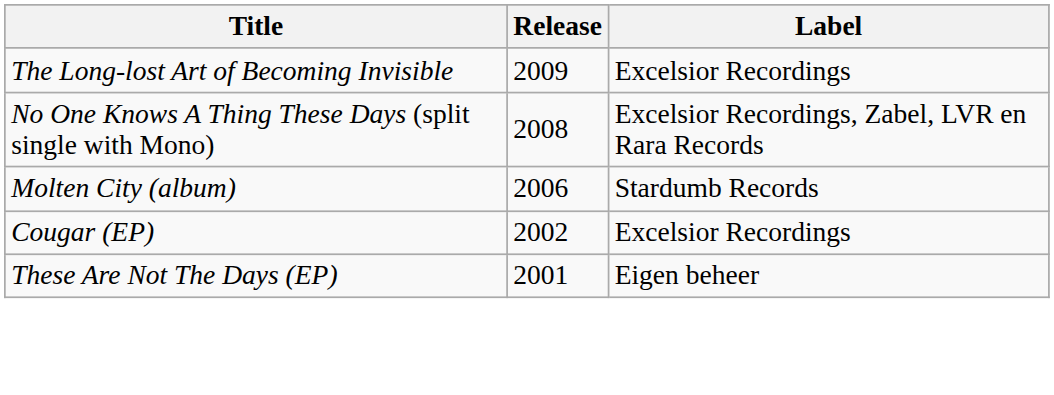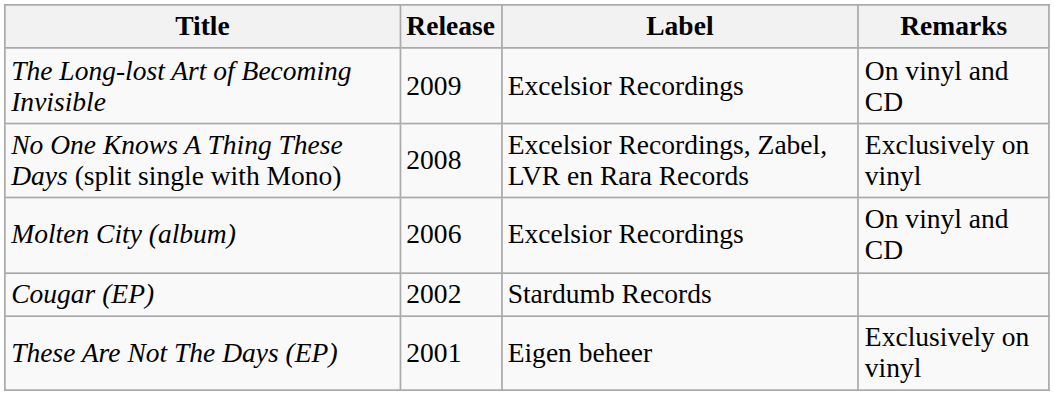+ column: (954, 26)
(717, 188) Stardumb Records -> (626, 234) Excelsior Recordings
(733, 231) Excelsior Recordings -> (610, 293) Stardumb Records
